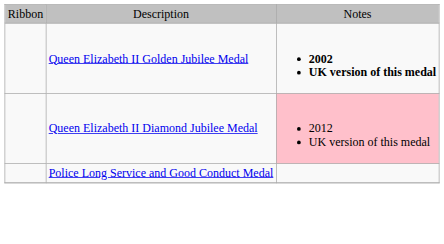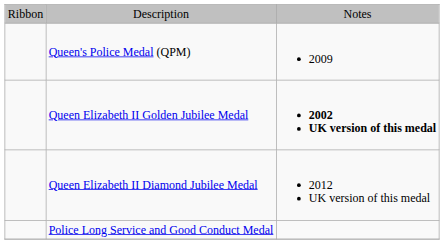+ row: (120, 51)
(358, 135) pink background -> (358, 192) no background
